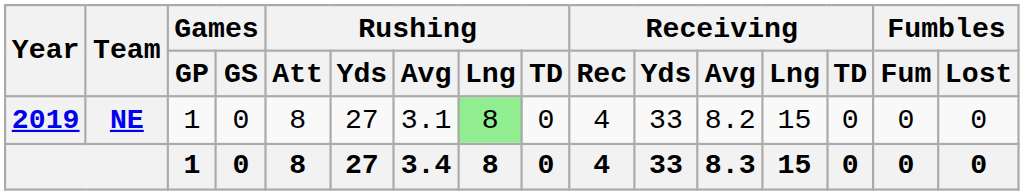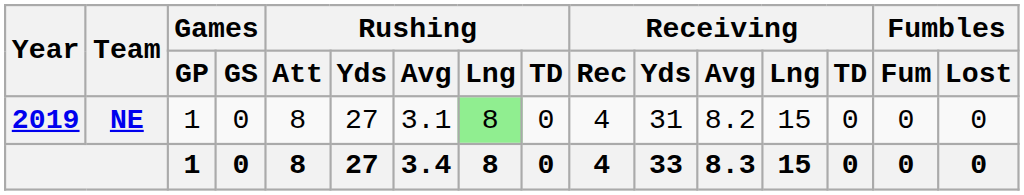(666, 120) 33 -> (666, 120) 31
